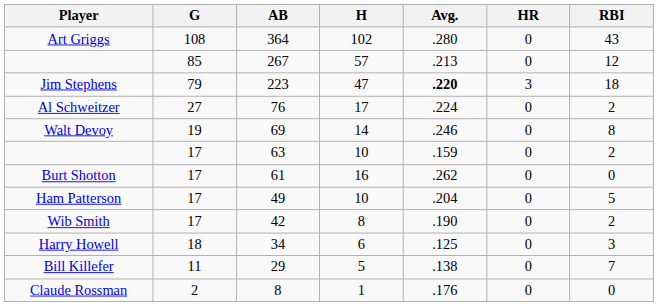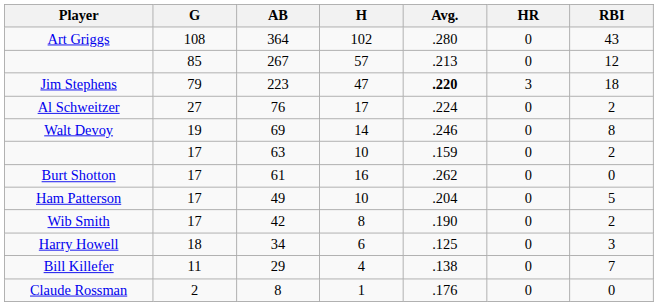(361, 267) 5 -> (361, 267) 4
